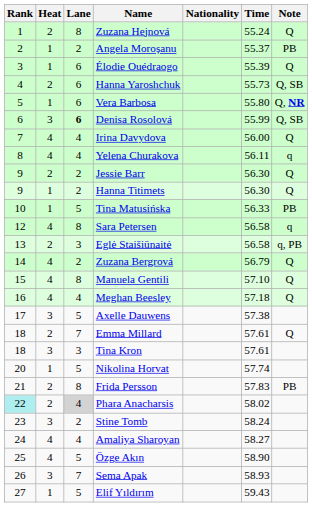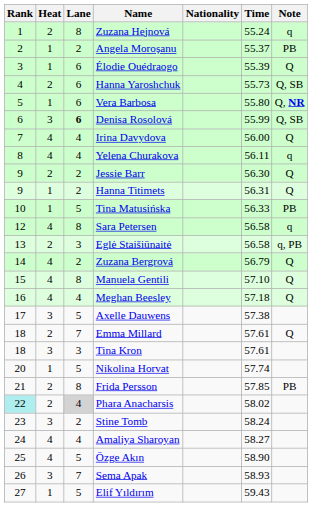(290, 31) Q -> (290, 31) q
(257, 191) 56.30 -> (257, 191) 56.31
(257, 386) 57.83 -> (257, 386) 57.85
